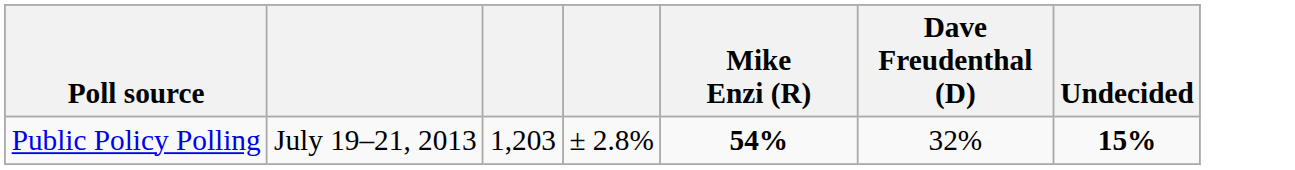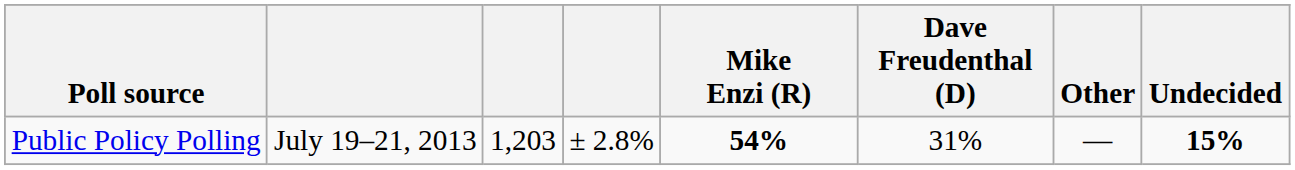+ column: (1098, 93)
(955, 140) 32% -> (955, 140) 31%
